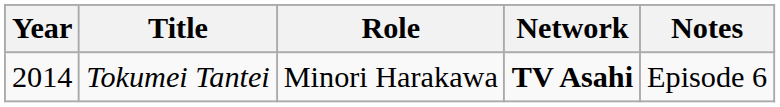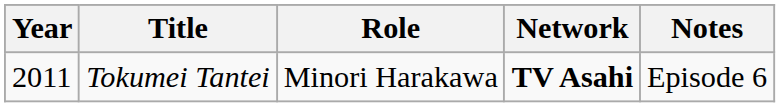(42, 76) 2014 -> (42, 76) 2011
